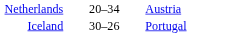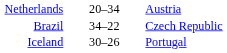+ row: (48, 25)
